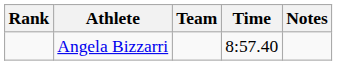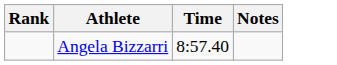- column: (197, 18)
